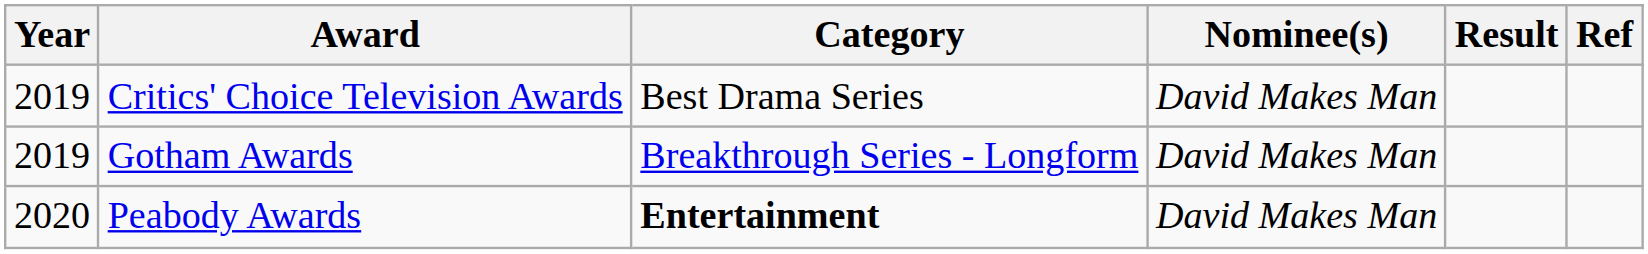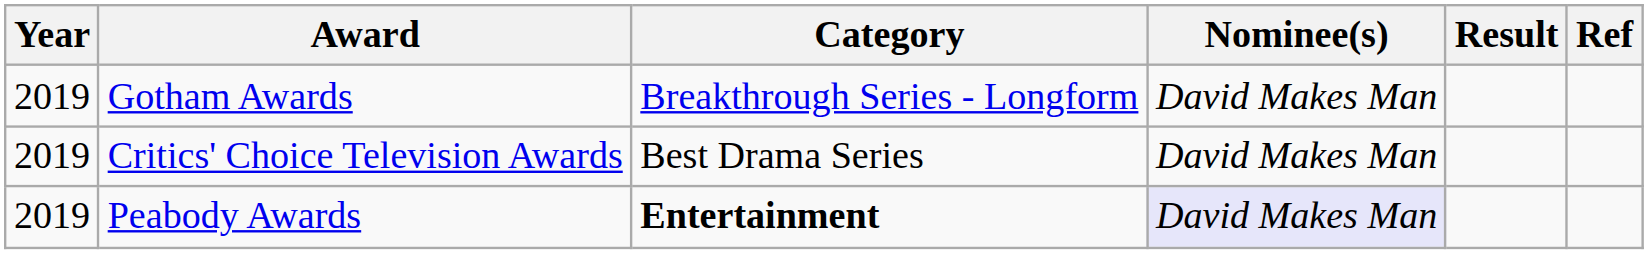rows swapped: (230, 155) <-> (365, 95)
(52, 215) 2020 -> (52, 215) 2019
(1297, 215) no background -> (1297, 215) lavender background
